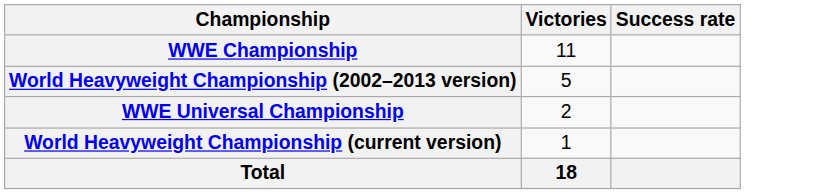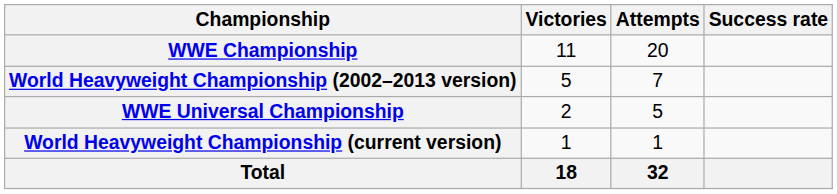+ column: (658, 19)
